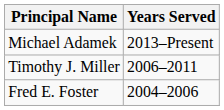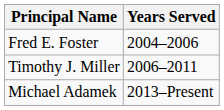rows swapped: (53, 92) <-> (62, 42)
